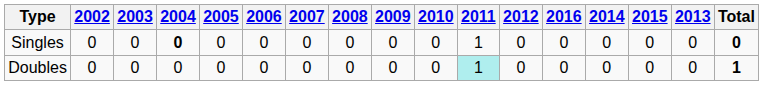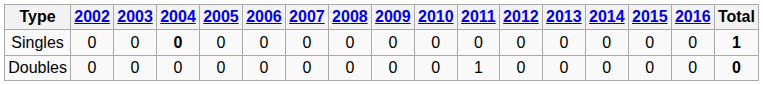columns swapped: (693, 17) <-> (564, 17)
(478, 42) 1 -> (478, 42) 0
(736, 42) 0 -> (736, 42) 1
(478, 67) paleturquoise background -> (478, 67) no background
(736, 67) 1 -> (736, 67) 0
